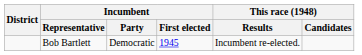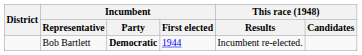(132, 43) normal -> (133, 43) bold
(169, 43) 1945 -> (172, 43) 1944
